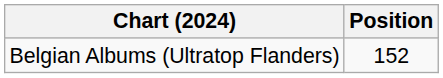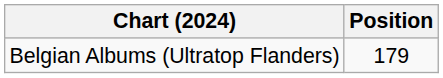(391, 55) 152 -> (391, 55) 179
